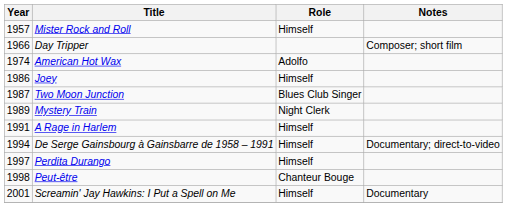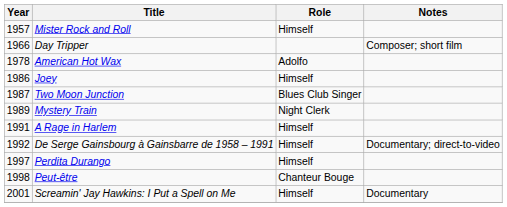(18, 62) 1974 -> (18, 62) 1978
(18, 144) 1994 -> (18, 144) 1992
